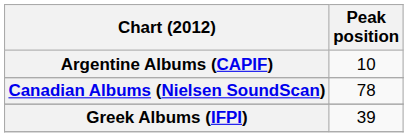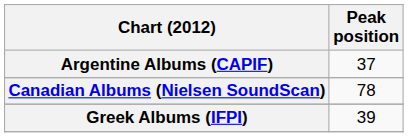(366, 63) 10 -> (366, 63) 37
